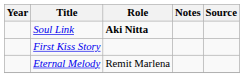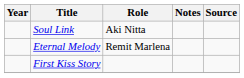(127, 30) bold -> (126, 30) normal
rows swapped: (67, 64) <-> (67, 47)
